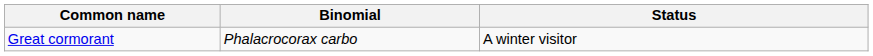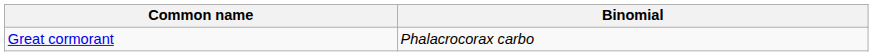- column: (674, 16)
